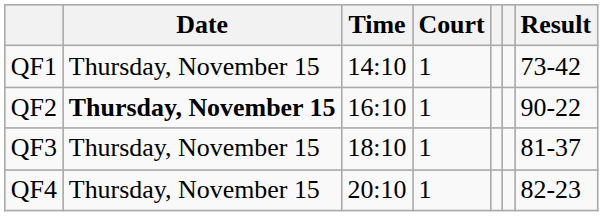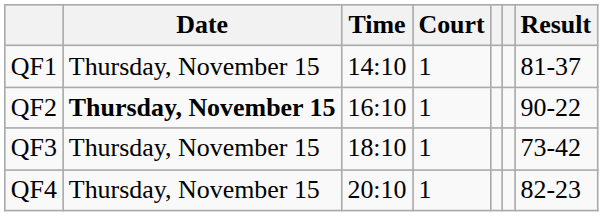(551, 66) 73-42 -> (551, 66) 81-37
(551, 148) 81-37 -> (551, 148) 73-42
